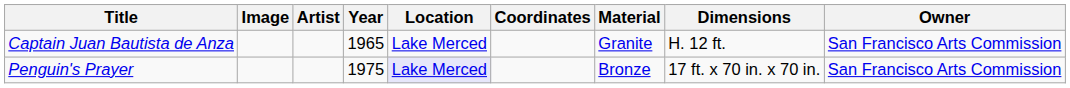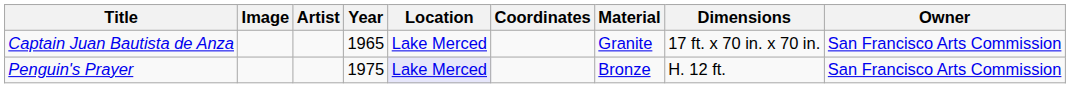(697, 43) H. 12 ft. -> (744, 43) 17 ft. x 70 in. x 70 in.
(744, 69) 17 ft. x 70 in. x 70 in. -> (697, 69) H. 12 ft.
